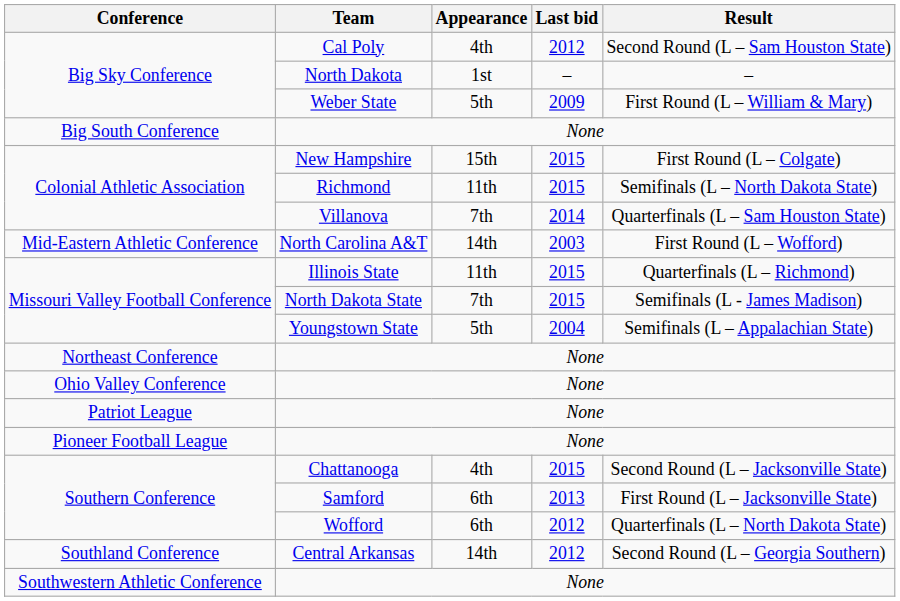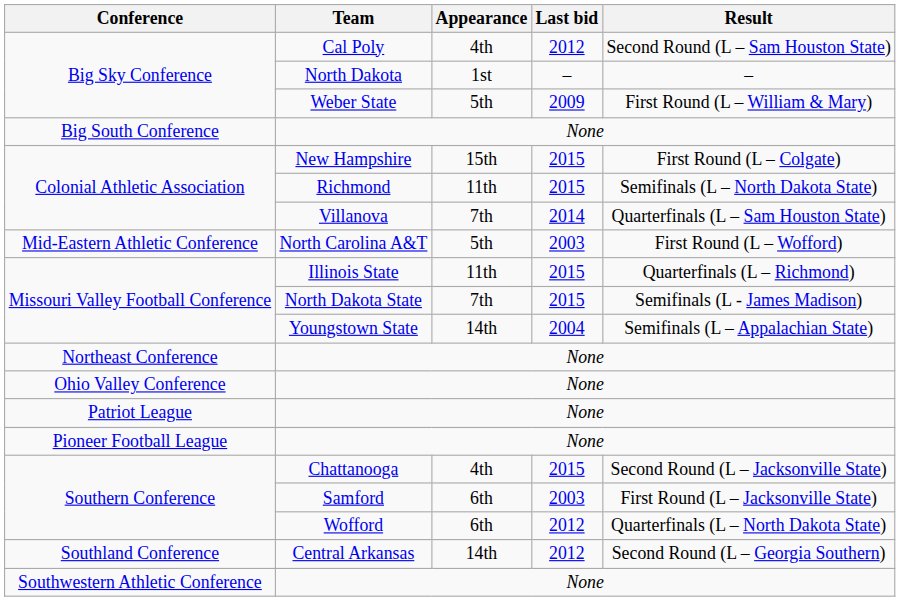(481, 243) 14th -> (481, 243) 5th
(481, 328) 5th -> (481, 328) 14th
(567, 497) 2013 -> (567, 497) 2003
